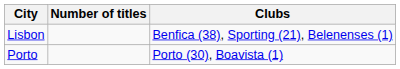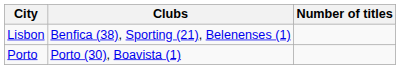columns swapped: (98, 14) <-> (273, 14)
